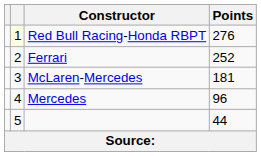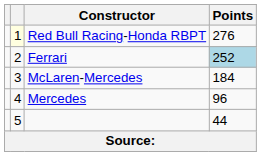(224, 57) no background -> (224, 57) lightblue background
(224, 78) 181 -> (224, 78) 184
